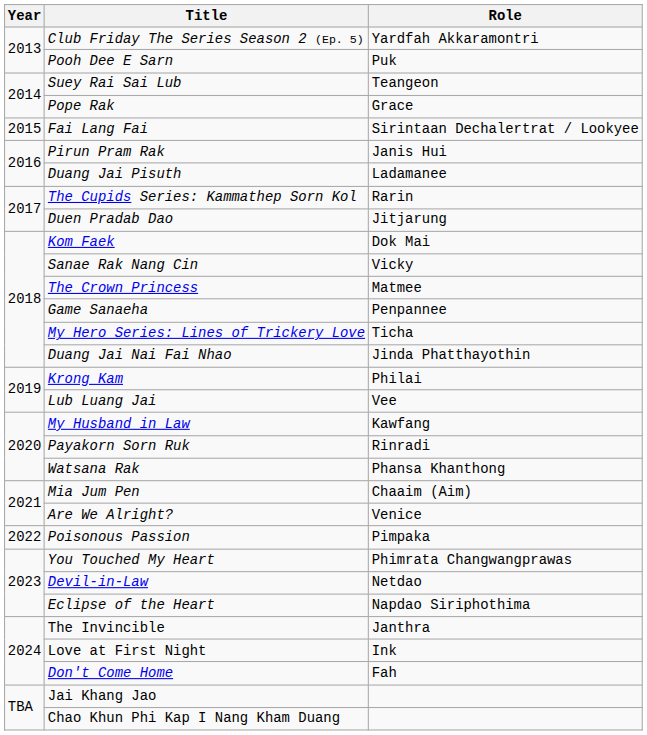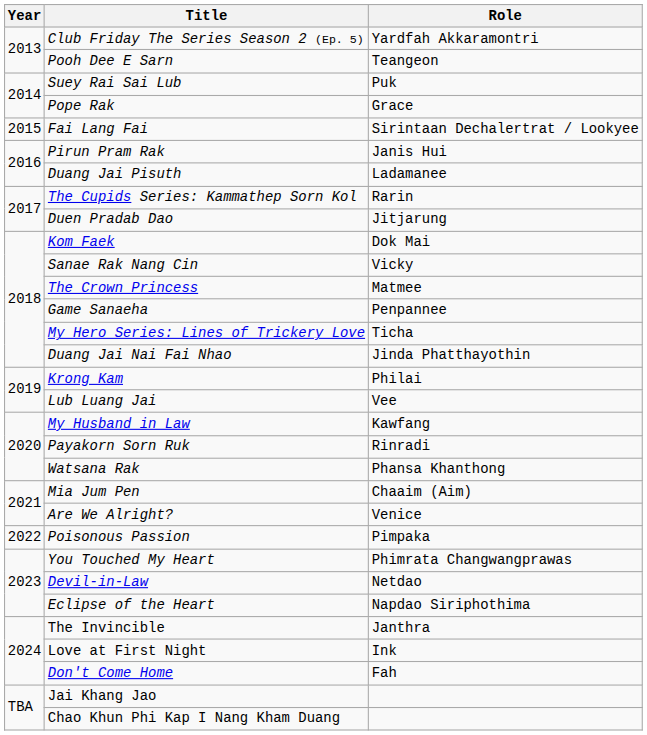(384, 61) Puk -> (405, 61) Teangeon
(405, 84) Teangeon -> (384, 84) Puk
